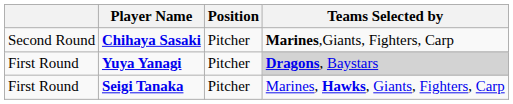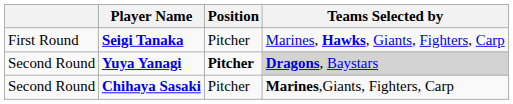rows swapped: (143, 87) <-> (151, 39)
(43, 63) First Round -> (52, 63) Second Round
(229, 63) normal -> (231, 63) bold
